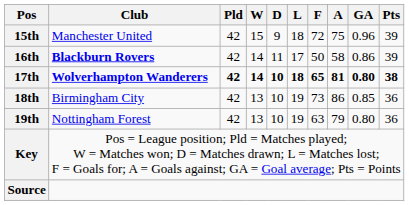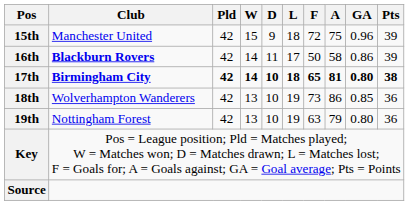(130, 77) Wolverhampton Wanderers -> (101, 77) Birmingham City
(98, 98) Birmingham City -> (123, 98) Wolverhampton Wanderers
